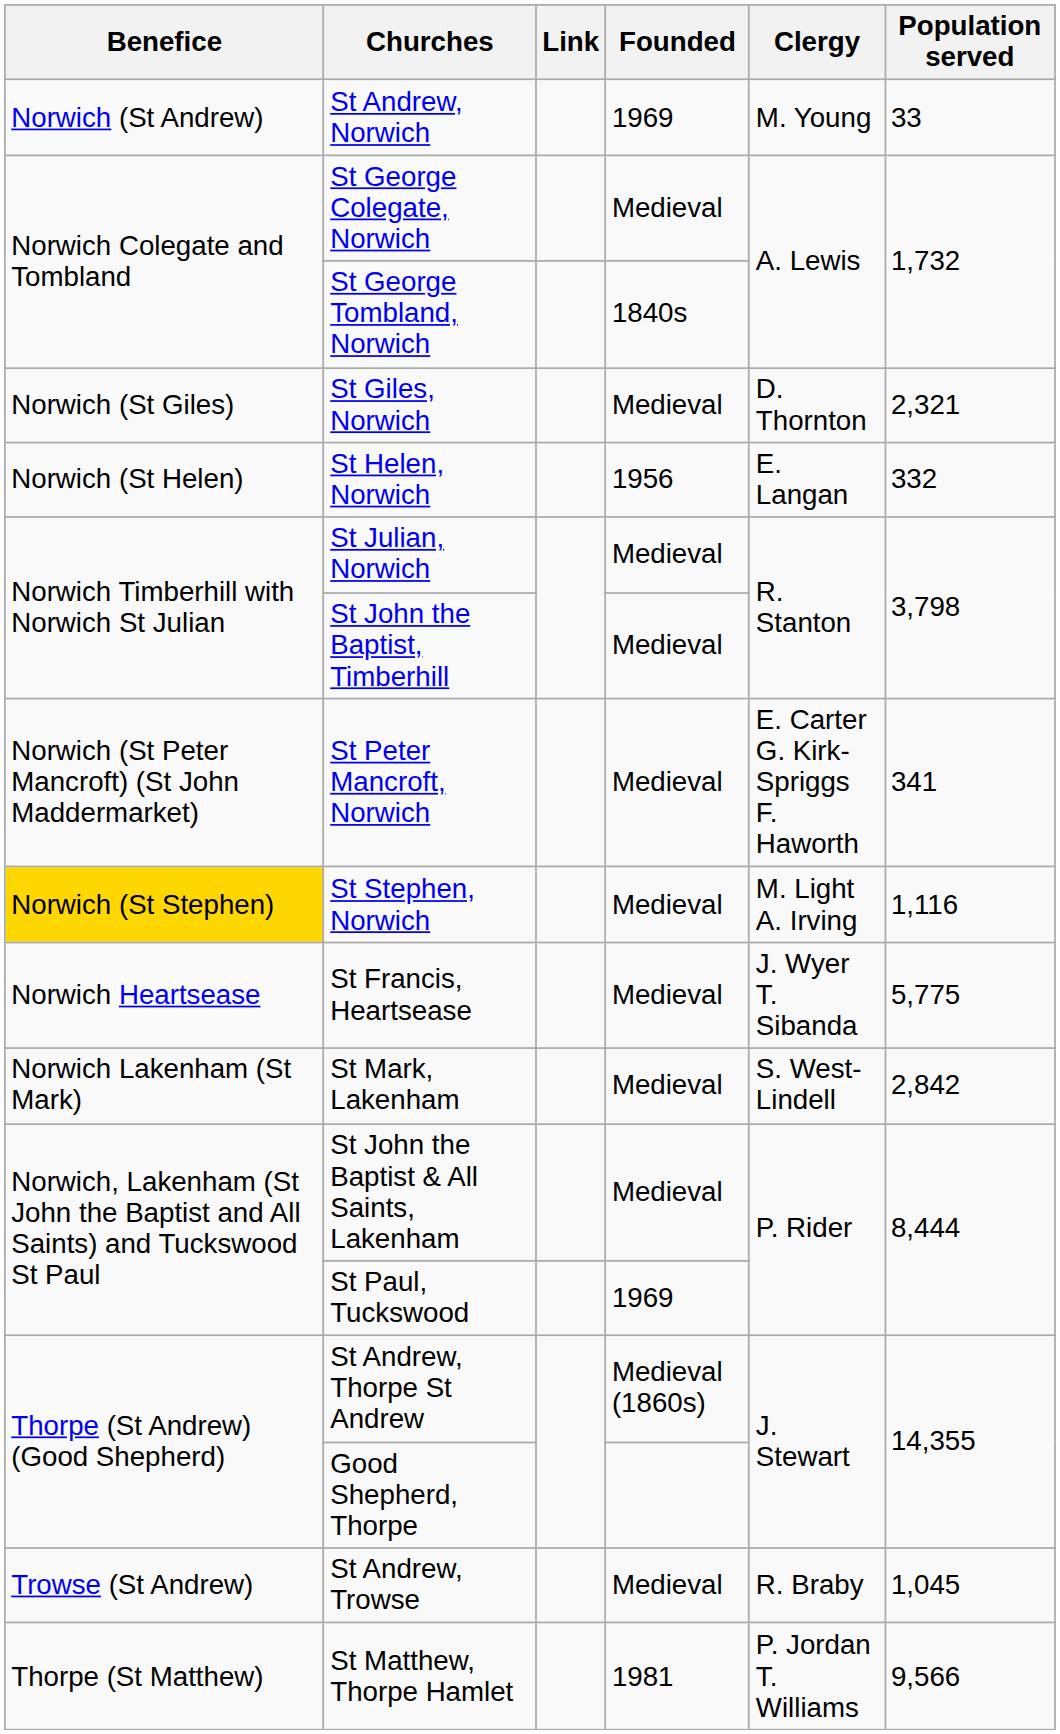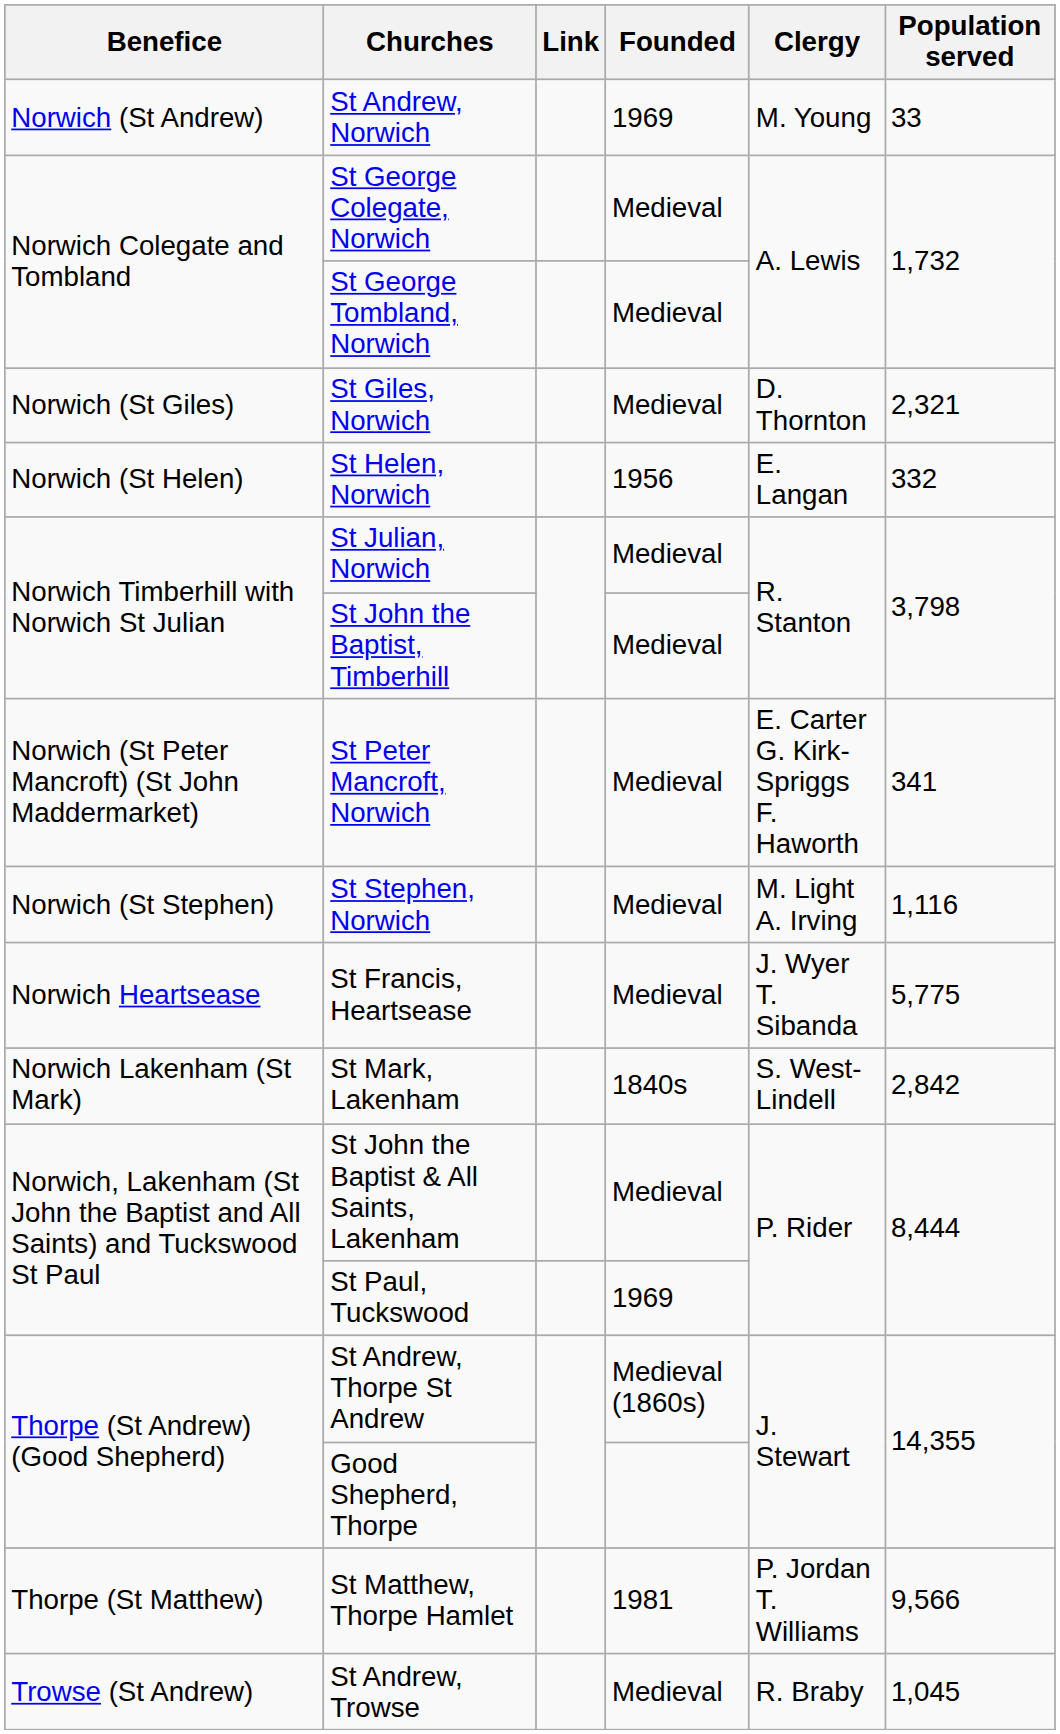(650, 313) 1840s -> (667, 313) Medieval
(143, 904) gold background -> (143, 904) no background
(667, 1085) Medieval -> (650, 1085) 1840s
rows swapped: (422, 1675) <-> (396, 1585)
